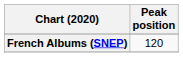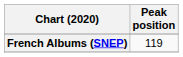(154, 43) 120 -> (154, 43) 119
